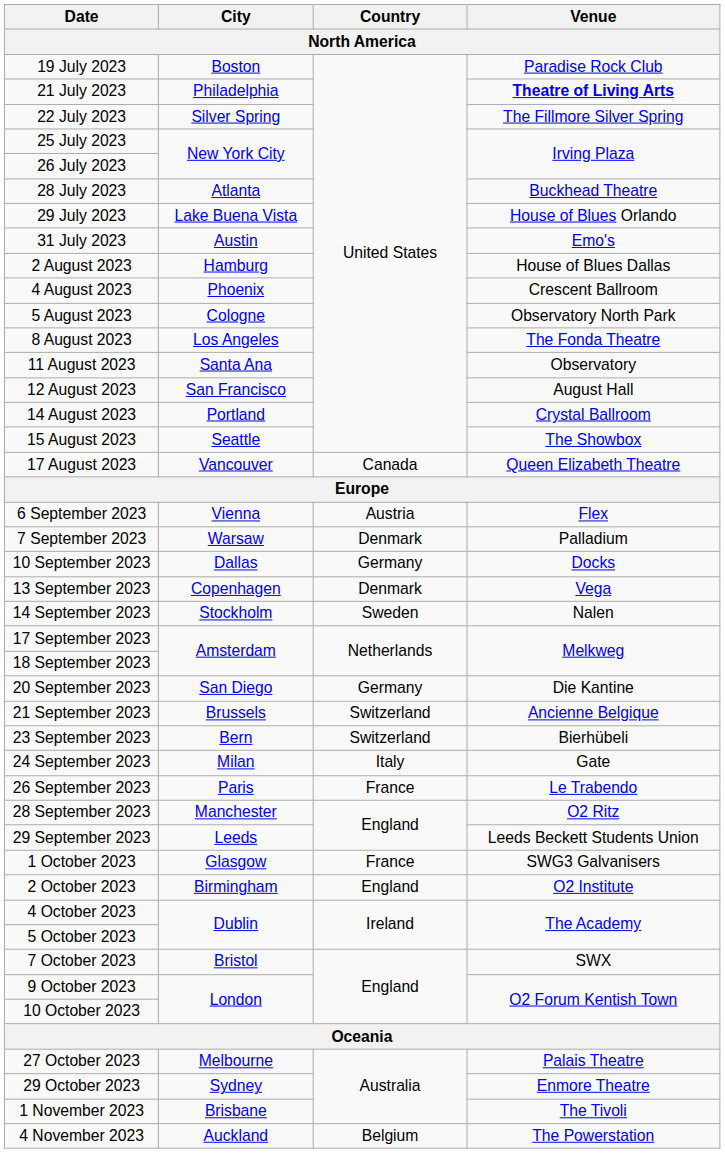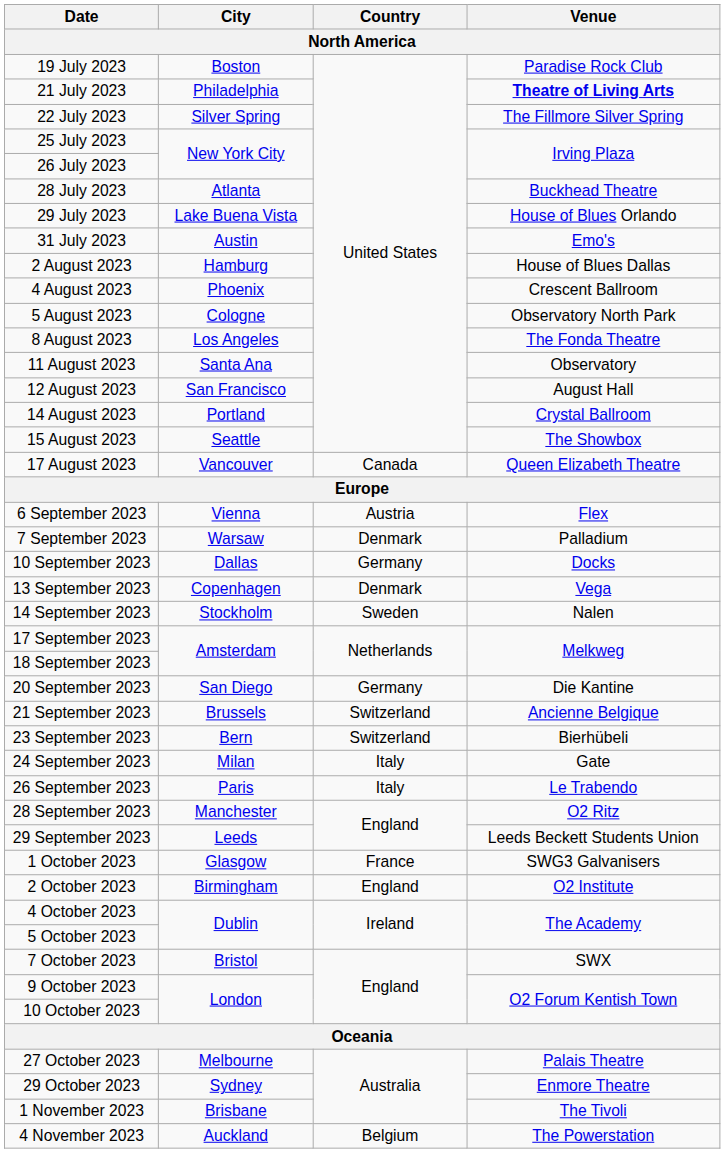(390, 787) France -> (390, 787) Italy
